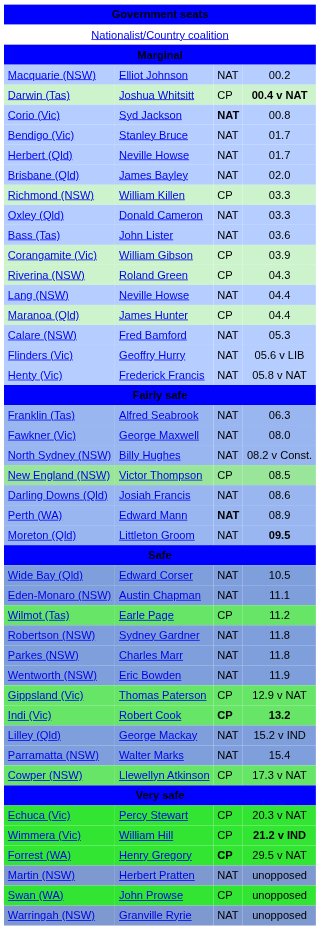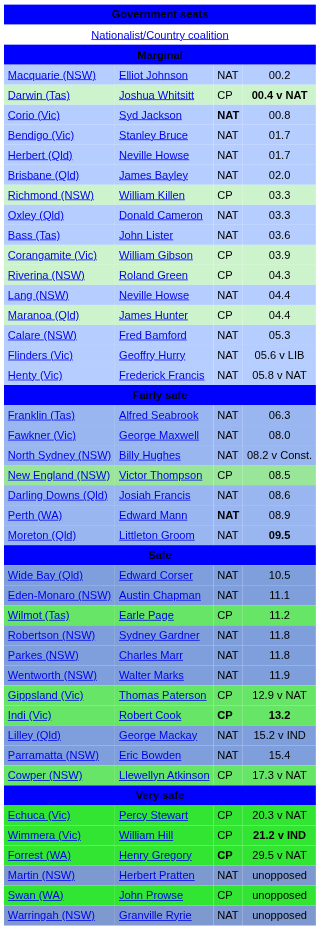(150, 675) Eric Bowden -> (151, 675) Walter Marks
(151, 755) Walter Marks -> (150, 755) Eric Bowden
